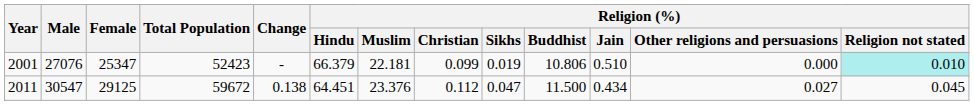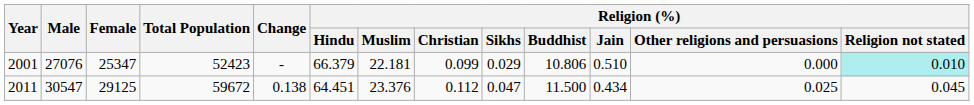(504, 64) 0.019 -> (504, 64) 0.029
(821, 87) 0.027 -> (821, 87) 0.025
